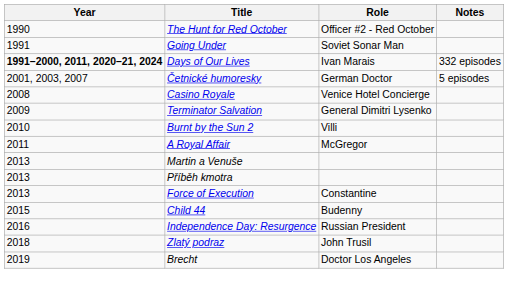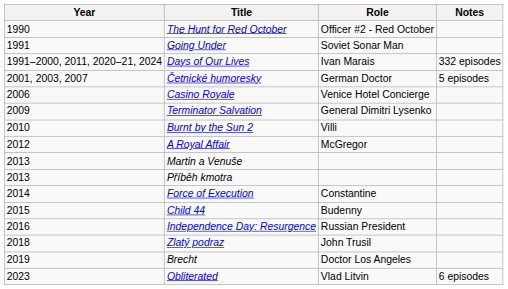(85, 62) bold -> (84, 62) normal
(18, 95) 2008 -> (18, 95) 2006
(18, 144) 2011 -> (18, 144) 2012
(18, 194) 2013 -> (18, 194) 2014
+ row: (192, 276)
